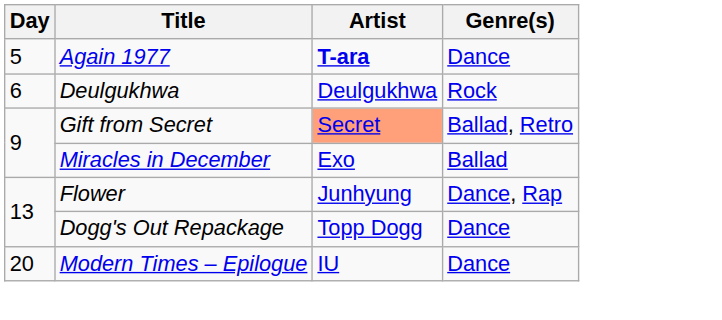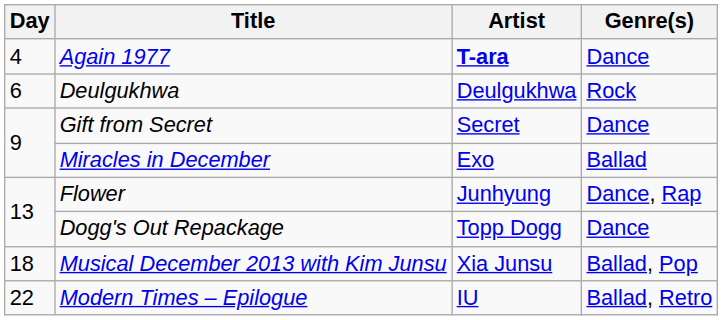(16, 56) 5 -> (16, 56) 4
(349, 125) lightsalmon background -> (488, 125) no background
(510, 125) Ballad, Retro -> (618, 125) Dance
+ row: (253, 263)
(22, 263) 20 -> (22, 297) 22
(479, 263) Dance -> (649, 297) Ballad, Retro
